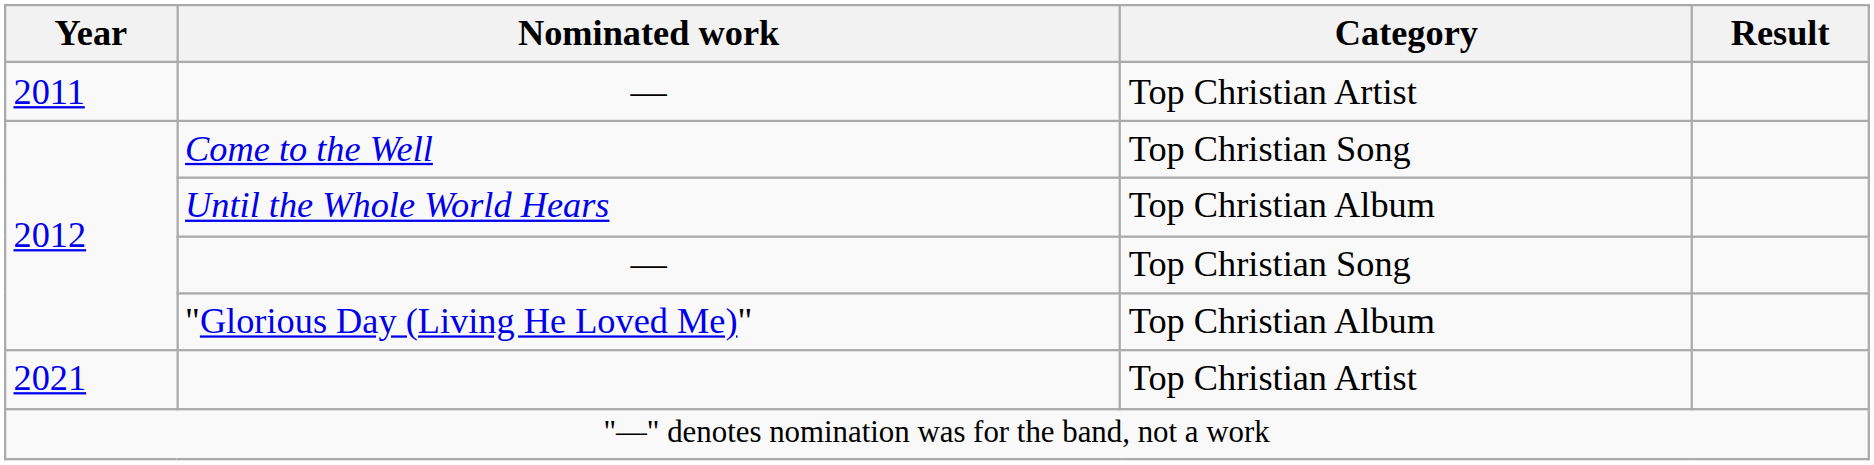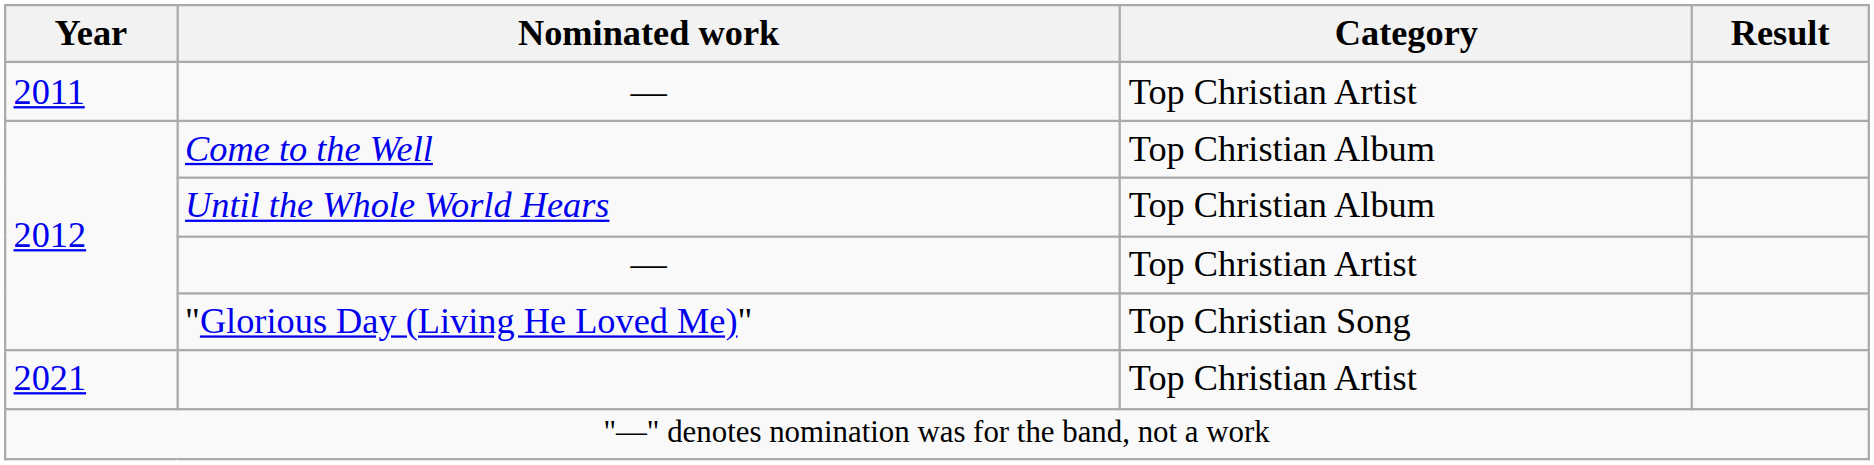(1270, 148) Top Christian Song -> (1282, 148) Top Christian Album
(1270, 263) Top Christian Song -> (1273, 263) Top Christian Artist
(1282, 321) Top Christian Album -> (1270, 321) Top Christian Song
